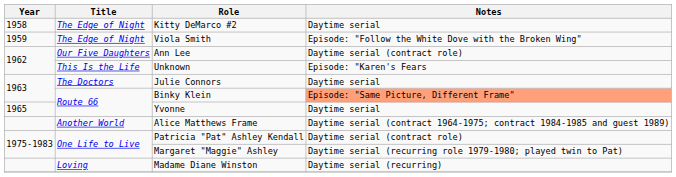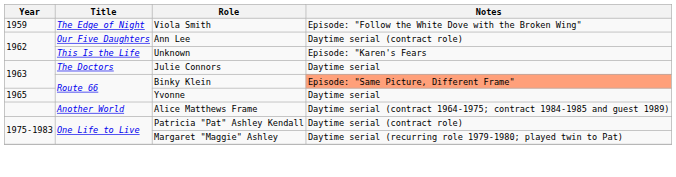- row: (195, 25)
- row: (206, 165)
